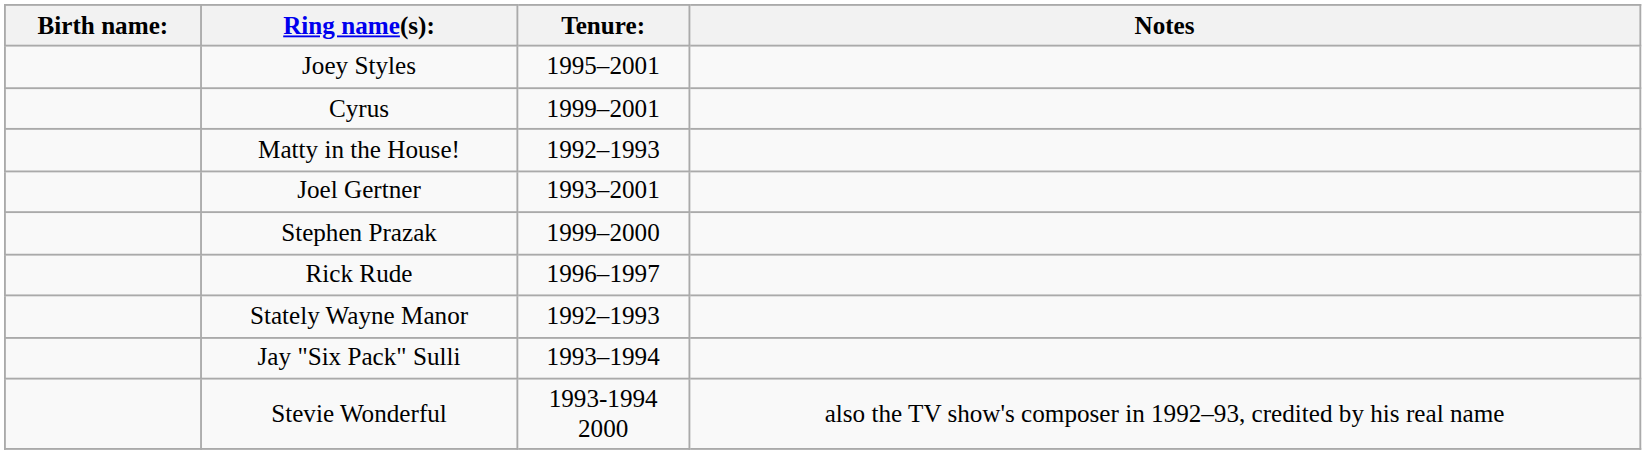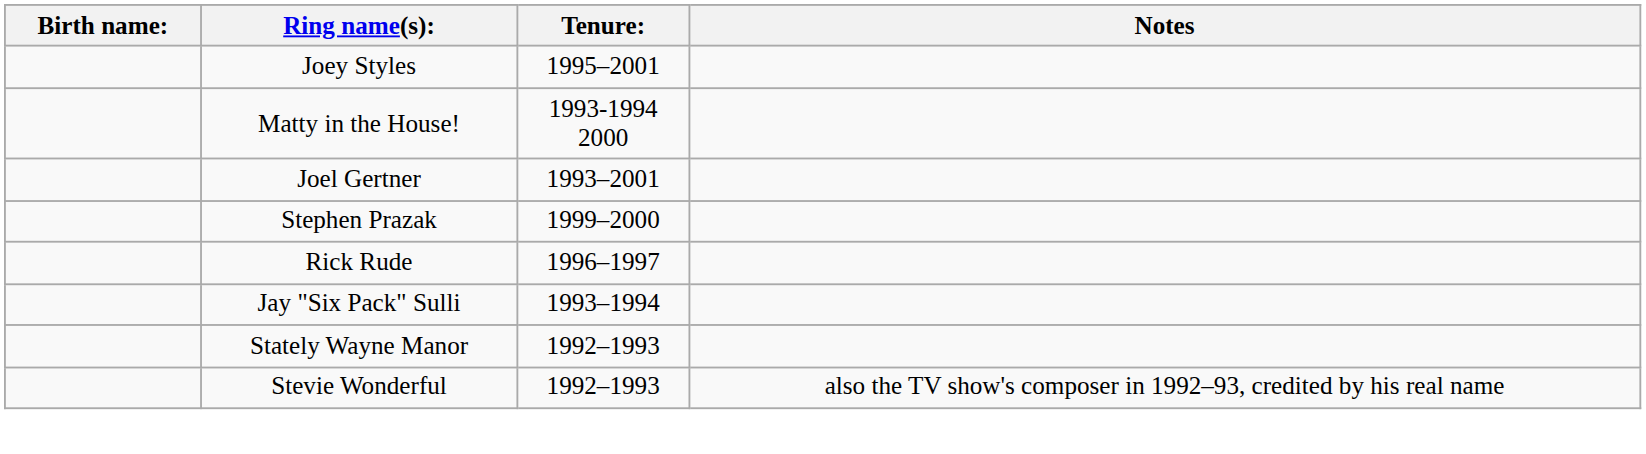- row: (359, 107)
(603, 149) 1992–1993 -> (603, 122) 1993-1994 2000
rows swapped: (359, 315) <-> (359, 356)
(603, 413) 1993-1994 2000 -> (603, 386) 1992–1993
